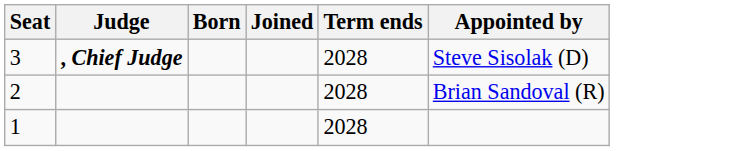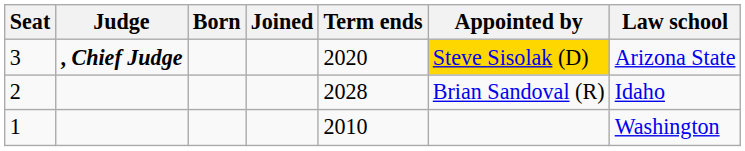+ column: (675, 22)
(346, 57) 2028 -> (346, 57) 2020
(511, 57) no background -> (511, 57) gold background
(346, 127) 2028 -> (346, 127) 2010
